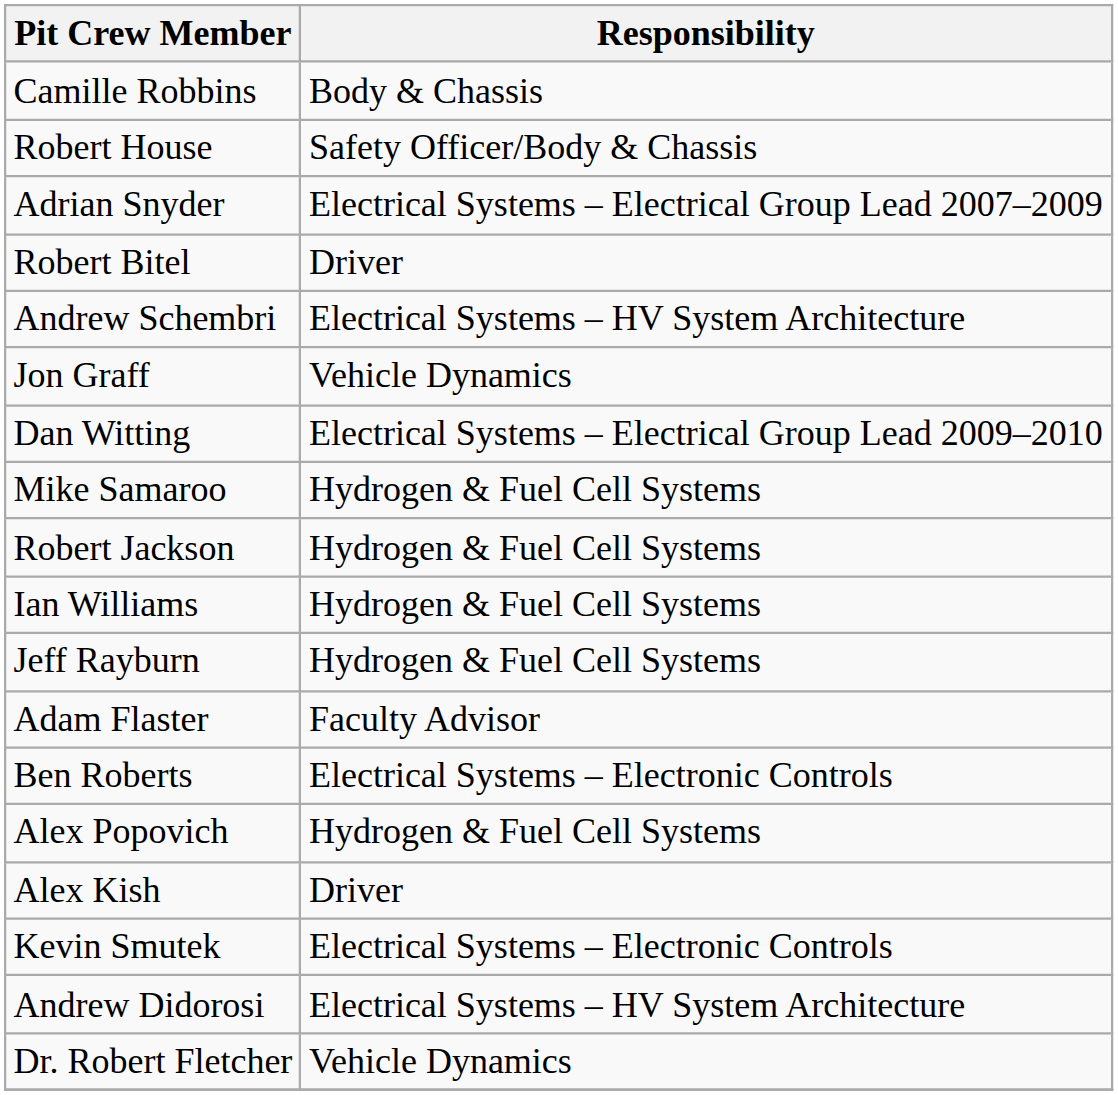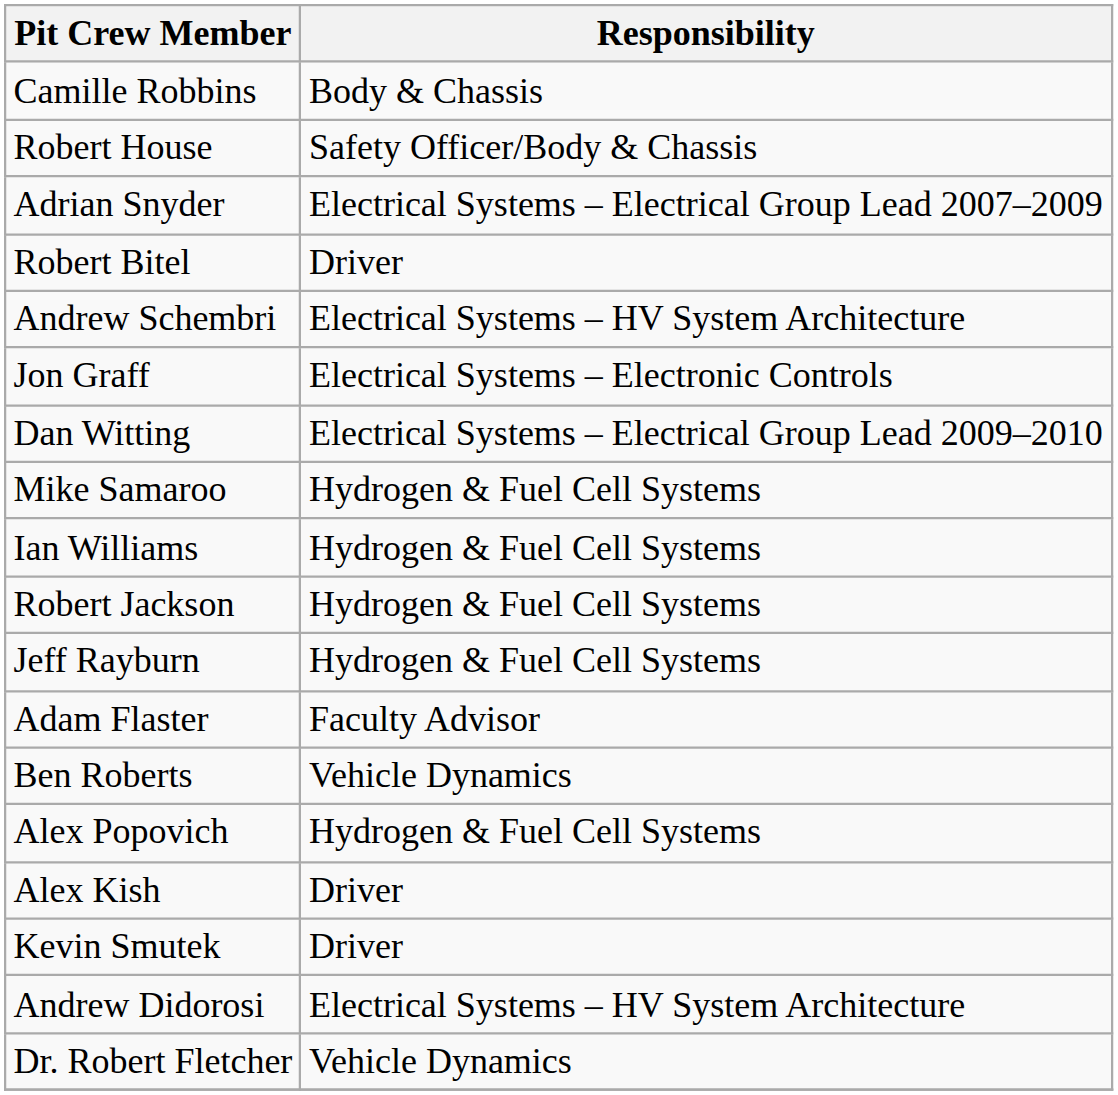(440, 375) Vehicle Dynamics -> (601, 375) Electrical Systems – Electronic Controls
rows swapped: (124, 546) <-> (106, 603)
(601, 775) Electrical Systems – Electronic Controls -> (440, 775) Vehicle Dynamics
(601, 946) Electrical Systems – Electronic Controls -> (356, 946) Driver
